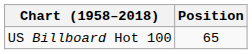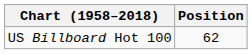(211, 38) 65 -> (211, 38) 62
